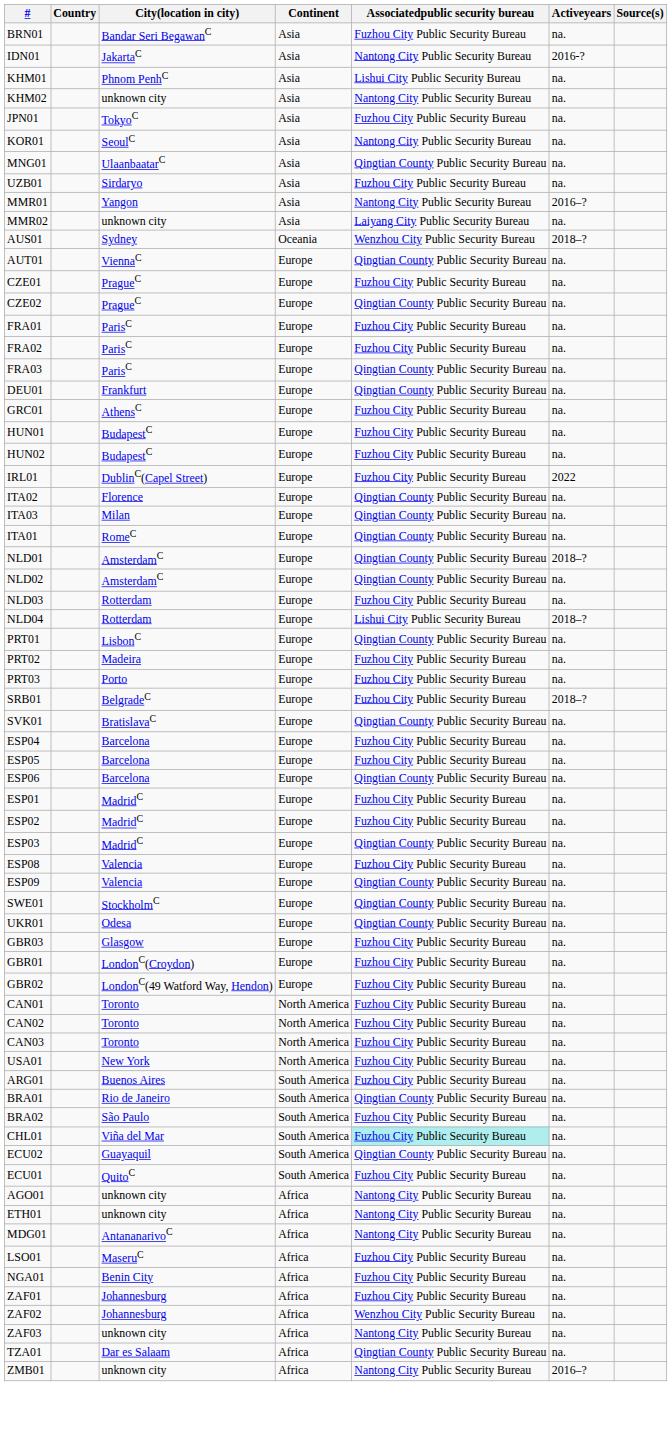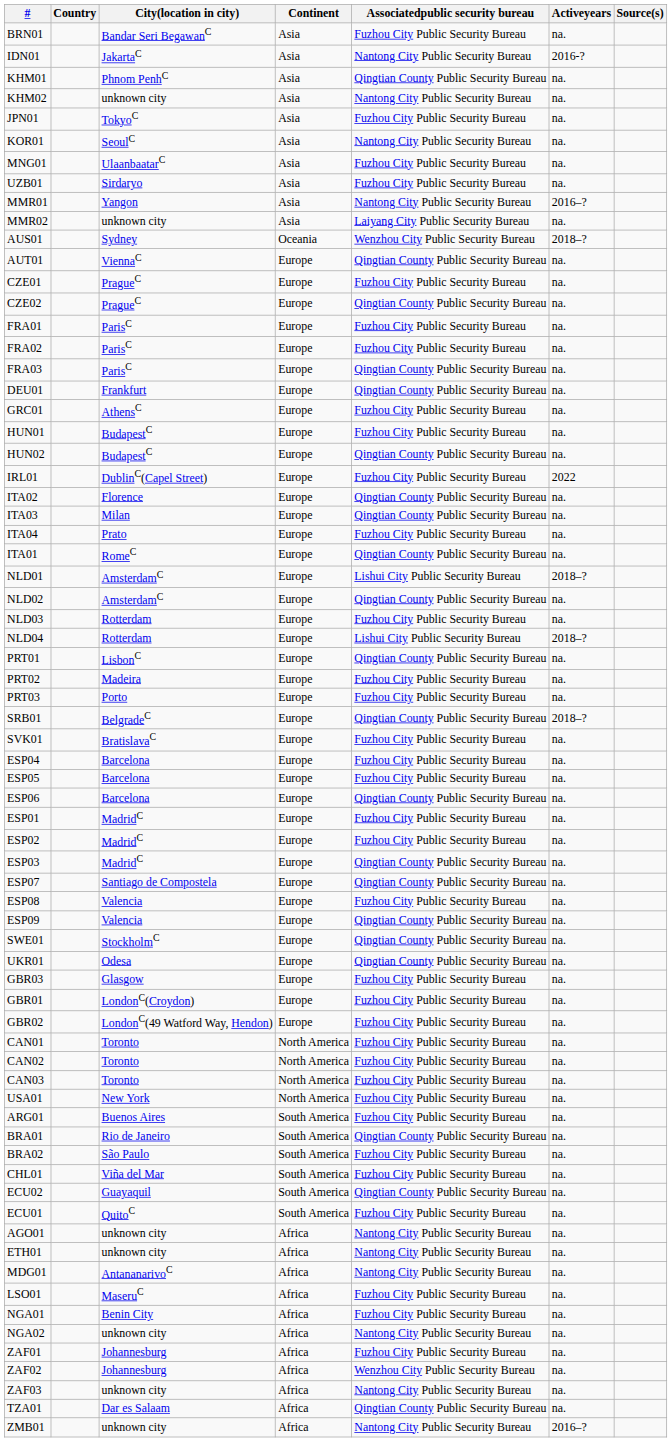(438, 78) Lishui City Public Security Bureau -> (450, 78) Qingtian County Public Security Bureau
(450, 162) Qingtian County Public Security Bureau -> (440, 162) Fuzhou City Public Security Bureau
(440, 454) Fuzhou City Public Security Bureau -> (450, 454) Qingtian County Public Security Bureau
+ row: (22, 534)
(450, 558) Qingtian County Public Security Bureau -> (438, 576) Lishui City Public Security Bureau
(440, 699) Fuzhou City Public Security Bureau -> (450, 717) Qingtian County Public Security Bureau
(450, 721) Qingtian County Public Security Bureau -> (440, 739) Fuzhou City Public Security Bureau
+ row: (23, 882)
(440, 1136) paleturquoise background -> (440, 1173) no background
+ row: (26, 1333)
